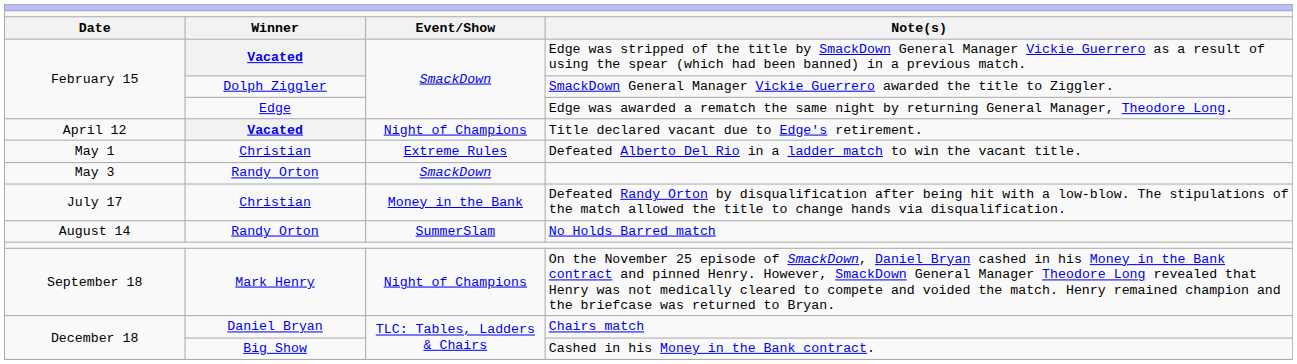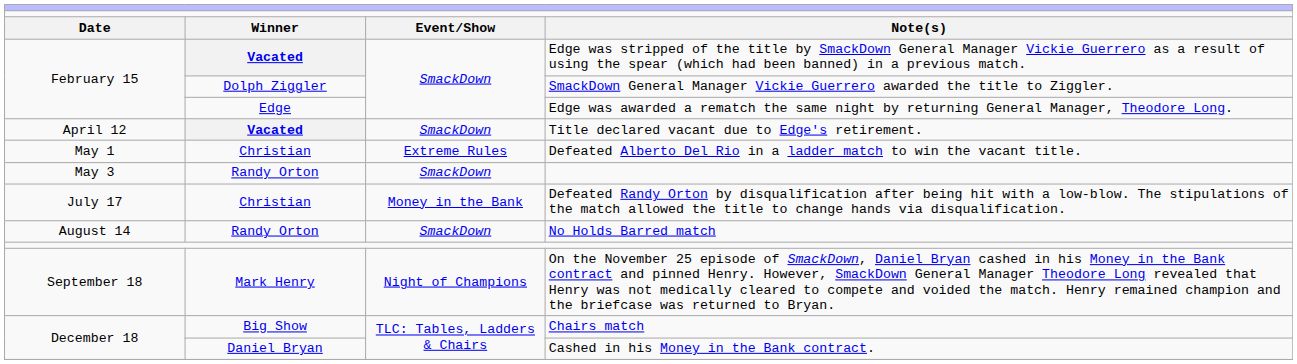(455, 130) Night of Champions -> (455, 130) SmackDown
(455, 231) SummerSlam -> (455, 231) SmackDown
(275, 327) Daniel Bryan -> (275, 327) Big Show
(275, 348) Big Show -> (275, 348) Daniel Bryan
